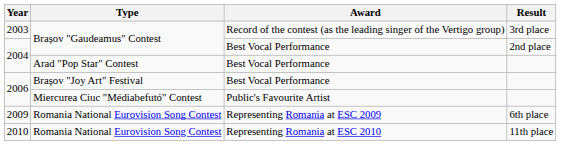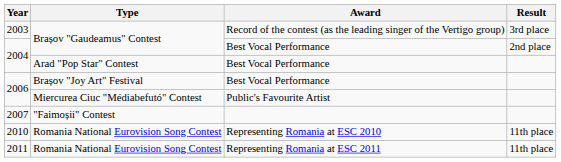+ row: (18, 115)
- row: (18, 115)
+ row: (17, 149)
